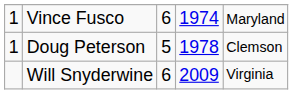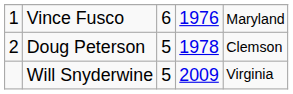(199, 18) 1974 -> (199, 18) 1976
(14, 46) 1 -> (14, 46) 2
(166, 74) 6 -> (166, 74) 5
